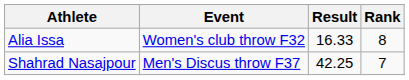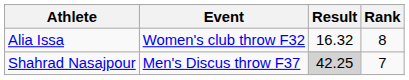(335, 40) 16.33 -> (335, 40) 16.32
(335, 63) no background -> (335, 63) lightgrey background
